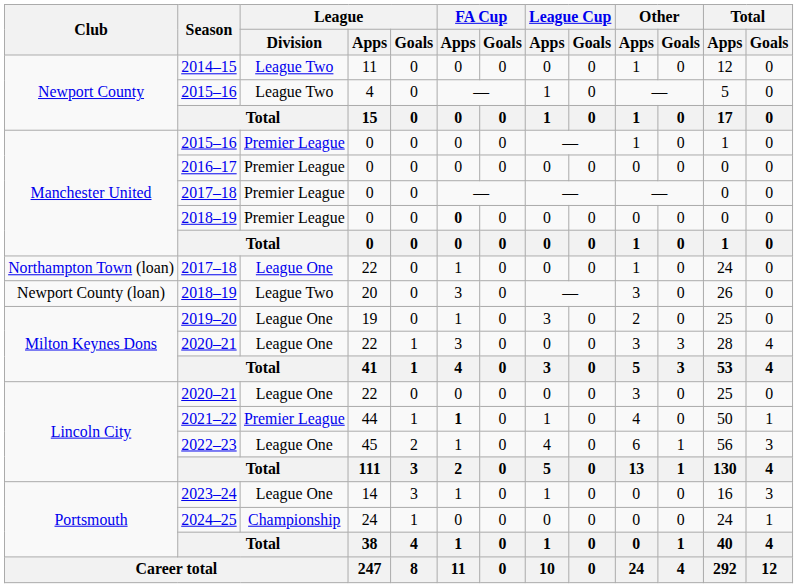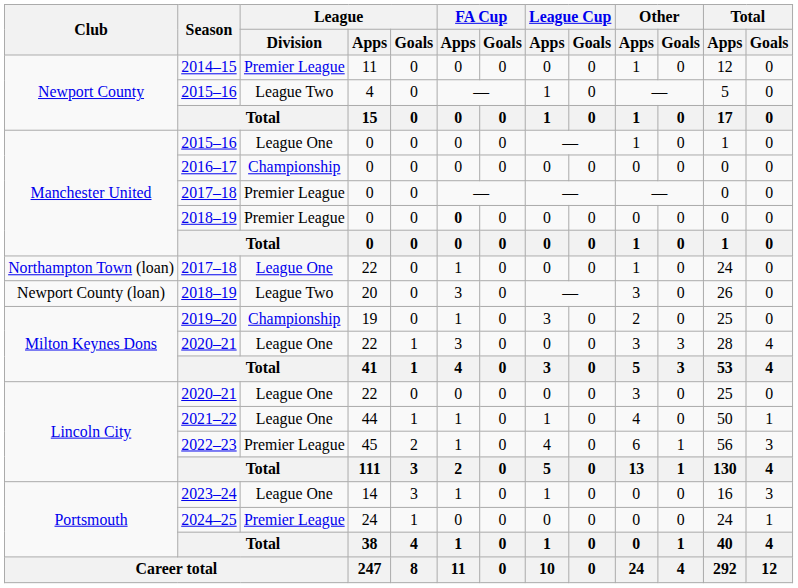(294, 67) League Two -> (294, 67) Premier League
(294, 142) Premier League -> (294, 142) League One
(294, 167) Premier League -> (294, 167) Championship
(294, 318) League One -> (294, 318) Championship
(294, 419) Premier League -> (294, 419) League One
(458, 419) bold -> (458, 419) normal
(294, 444) League One -> (294, 444) Premier League
(294, 519) Championship -> (294, 519) Premier League
